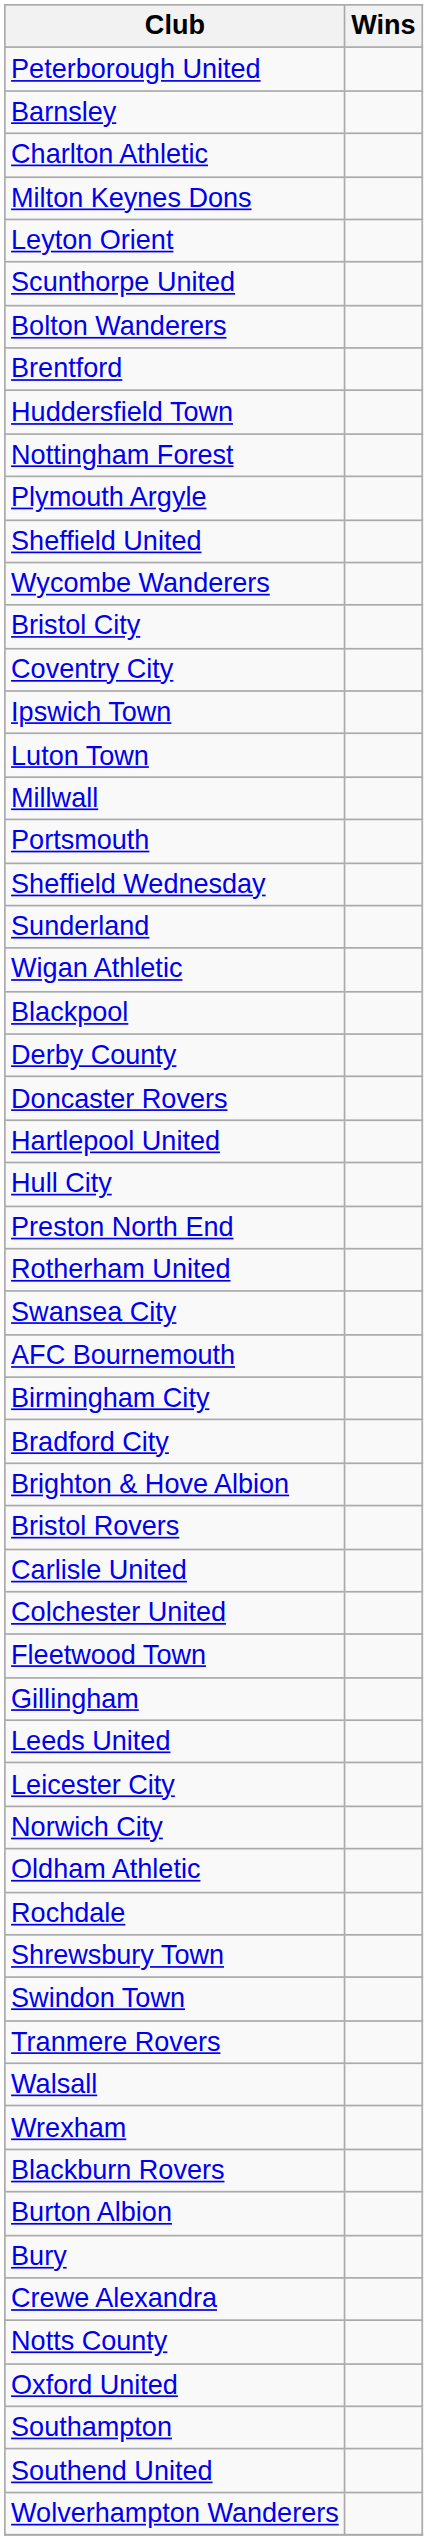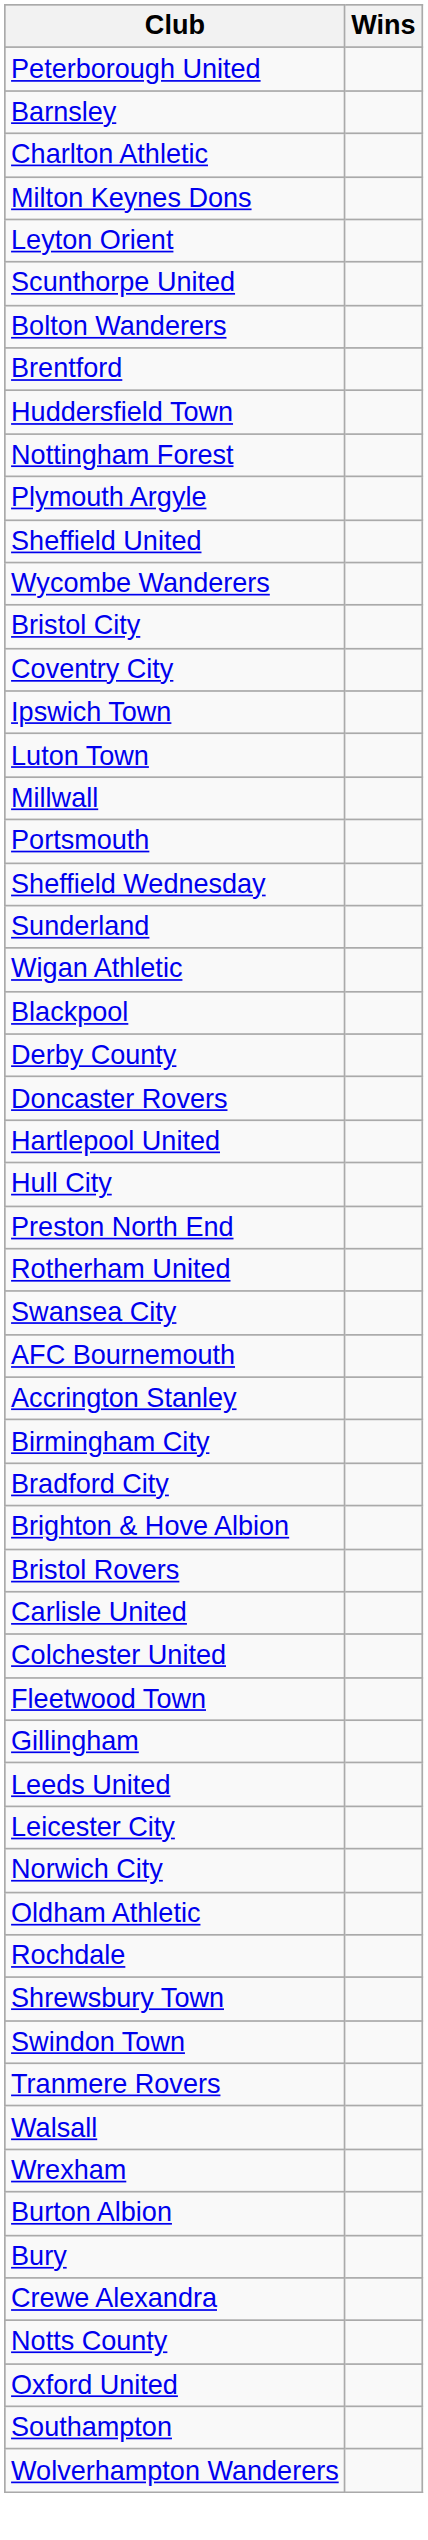+ row: (124, 1398)
- row: (118, 2170)
- row: (112, 2470)
